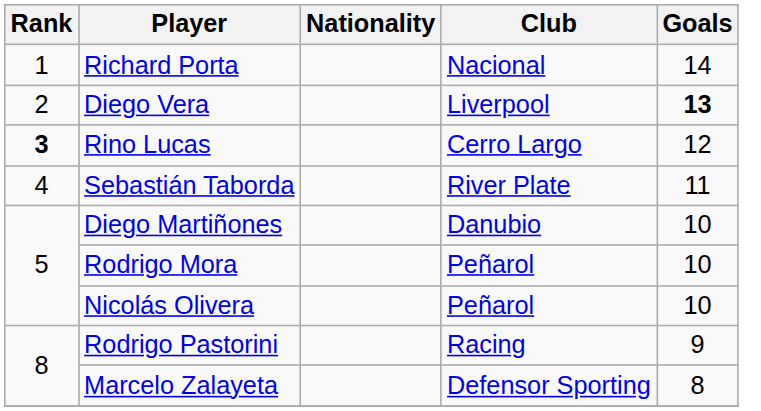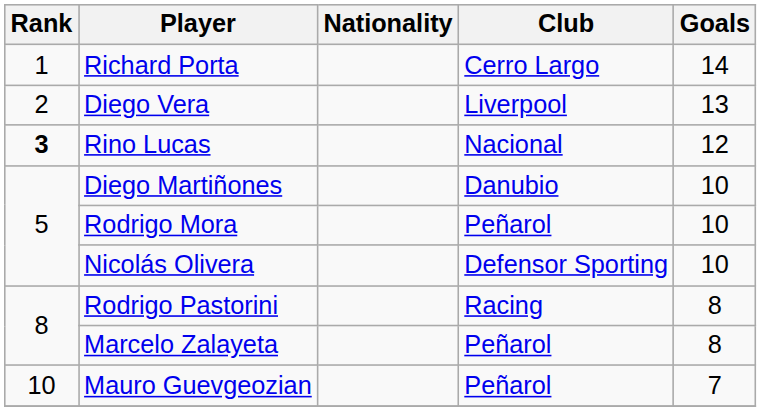(496, 64) Nacional -> (532, 64) Cerro Largo
(698, 104) bold -> (715, 104) normal
(514, 144) Cerro Largo -> (513, 144) Nacional
- row: (189, 184)
(491, 305) Peñarol -> (566, 265) Defensor Sporting
(698, 345) 9 -> (715, 305) 8
(549, 385) Defensor Sporting -> (508, 345) Peñarol
+ row: (198, 385)
